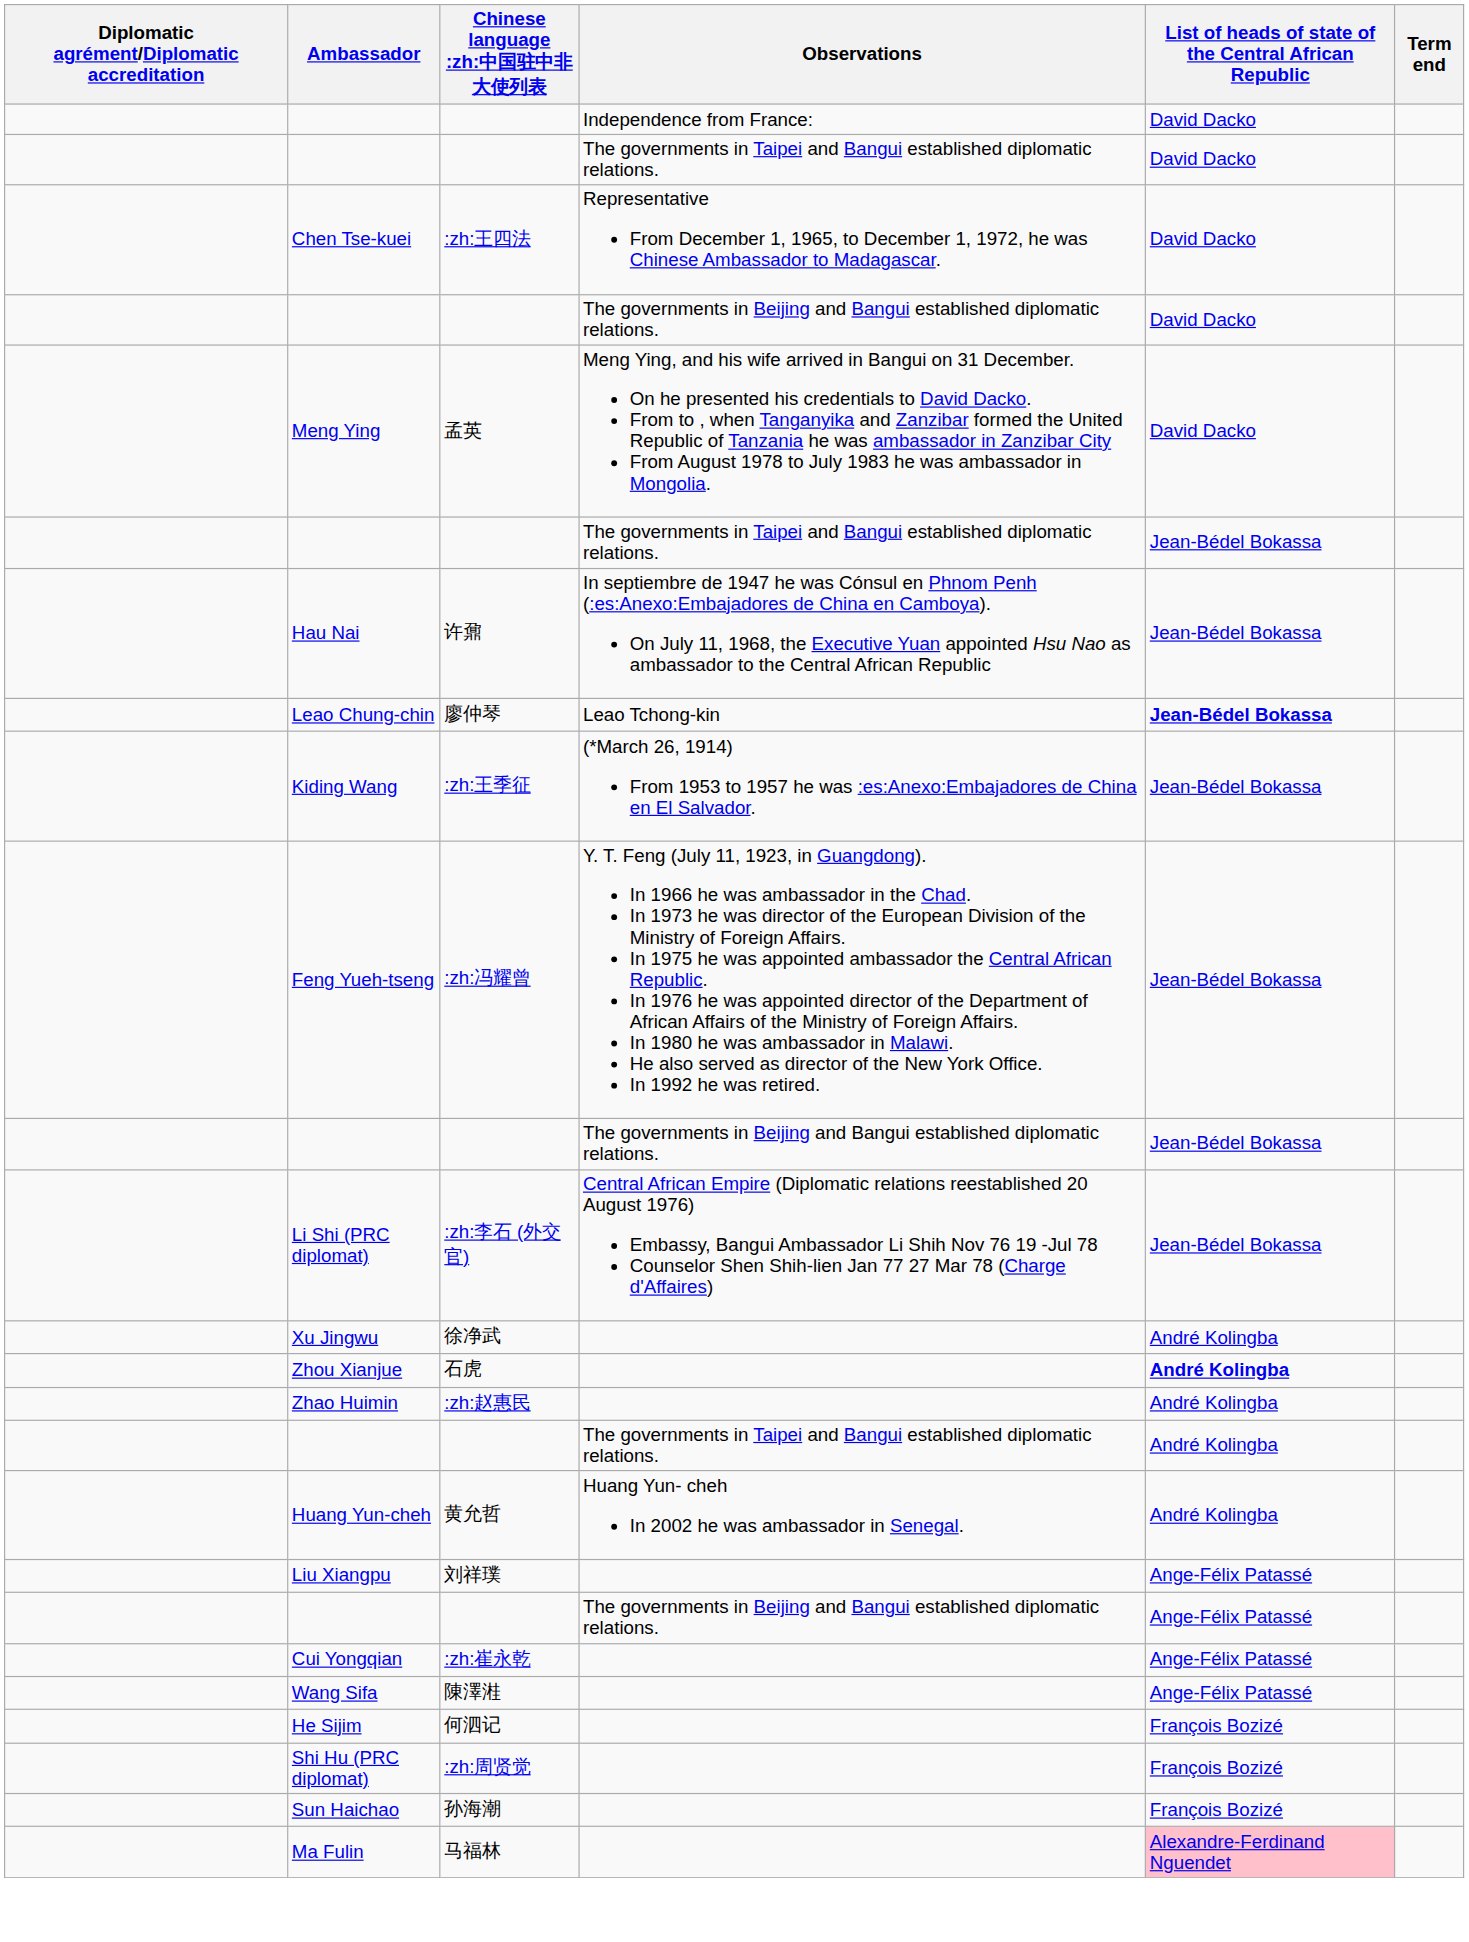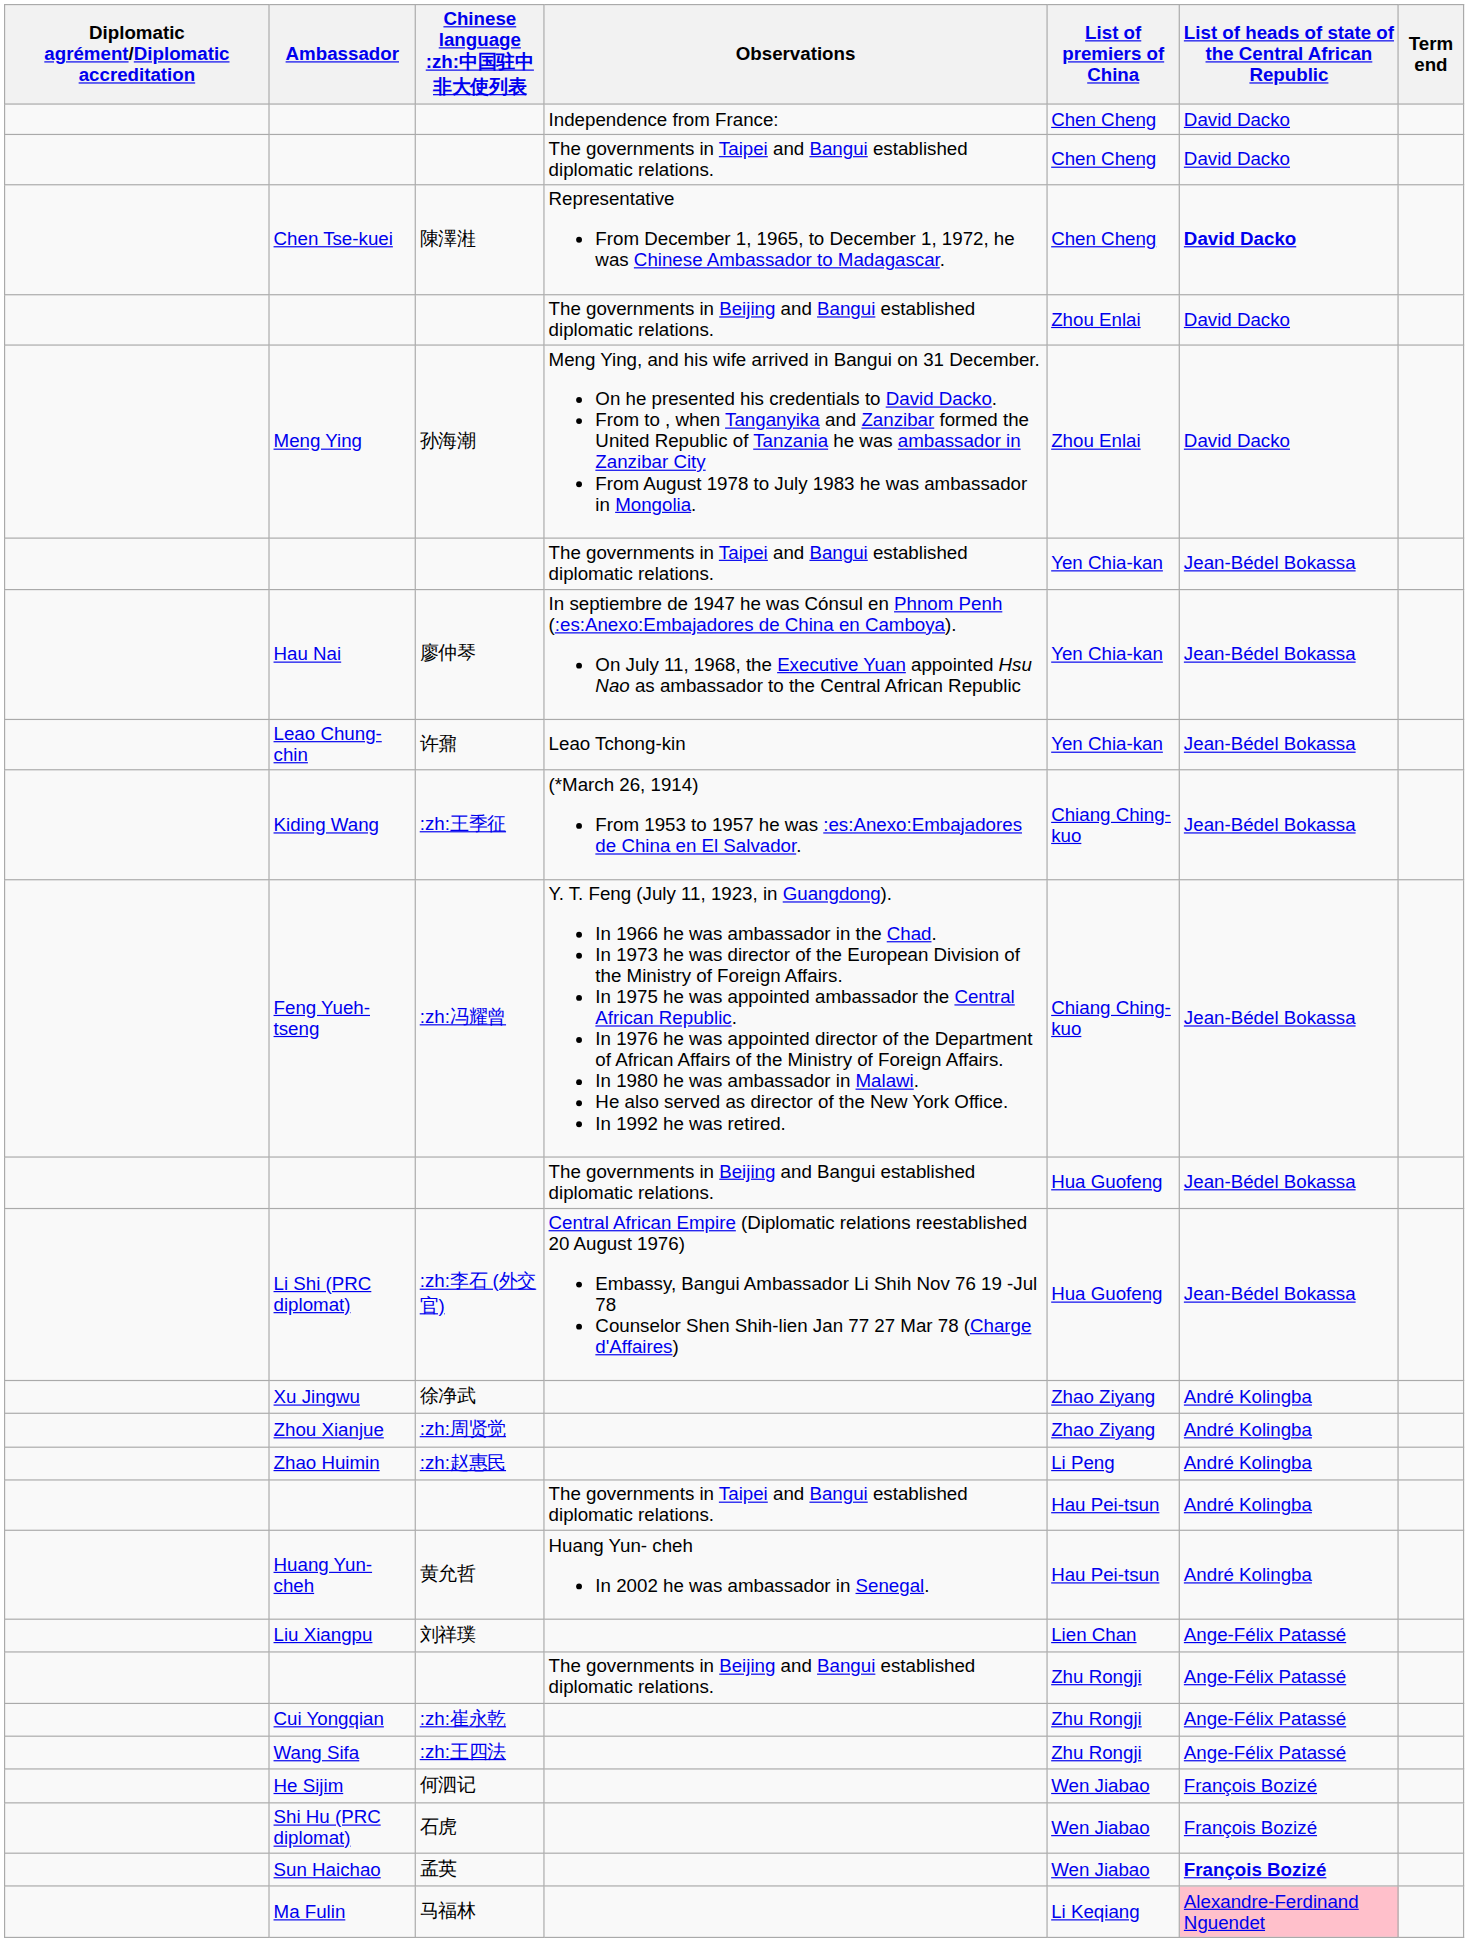+ column: (1113, 54)
(487, 238) :zh:王四法 -> (448, 238) 陳澤溎
(1203, 239) normal -> (1240, 239) bold
(463, 430) 孟英 -> (448, 440) 孙海潮
(463, 632) 许鼐 -> (448, 653) 廖仲琴
(472, 714) 廖仲琴 -> (438, 744) 许鼐
(1241, 714) bold -> (1270, 744) normal
(463, 1369) 石虎 -> (463, 1429) :zh:周贤觉
(1219, 1370) bold -> (1248, 1430) normal
(472, 1692) 陳澤溎 -> (463, 1751) :zh:王四法
(487, 1767) :zh:周贤觉 -> (438, 1827) 石虎
(472, 1809) 孙海潮 -> (438, 1869) 孟英
(1216, 1810) normal -> (1255, 1869) bold
